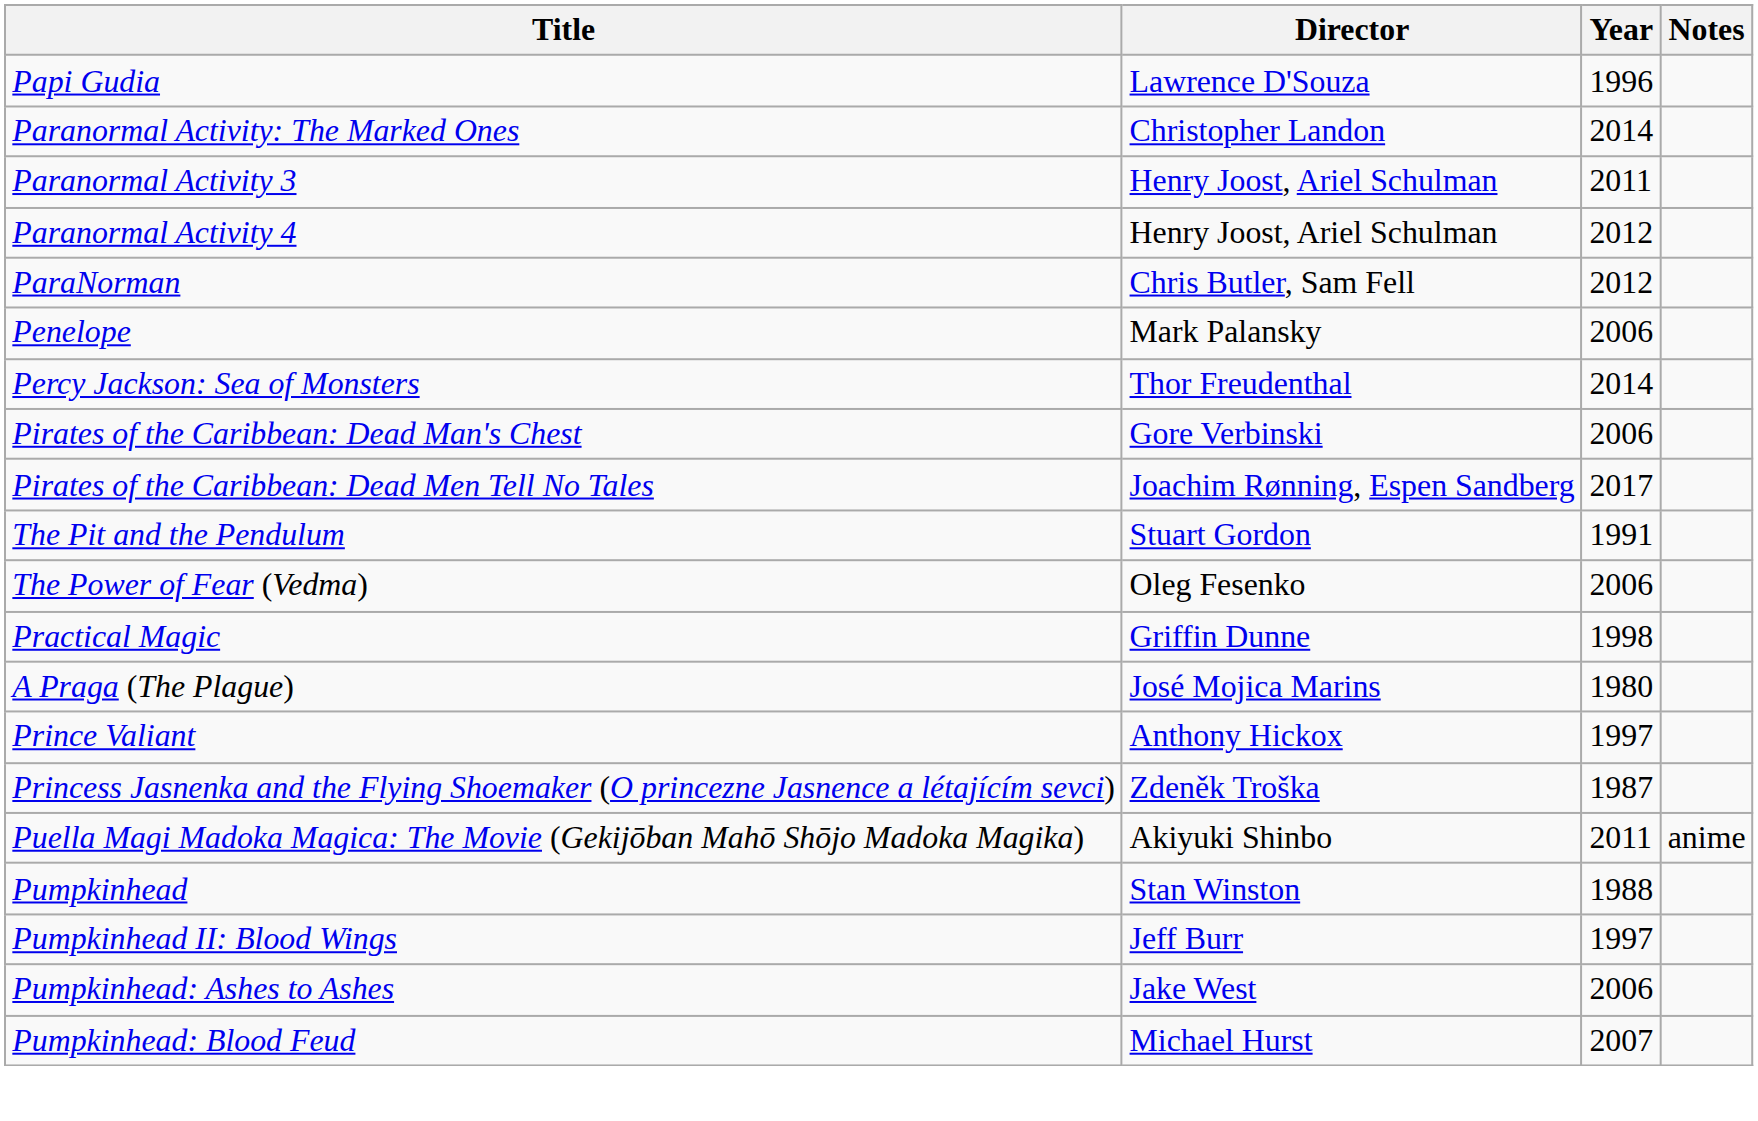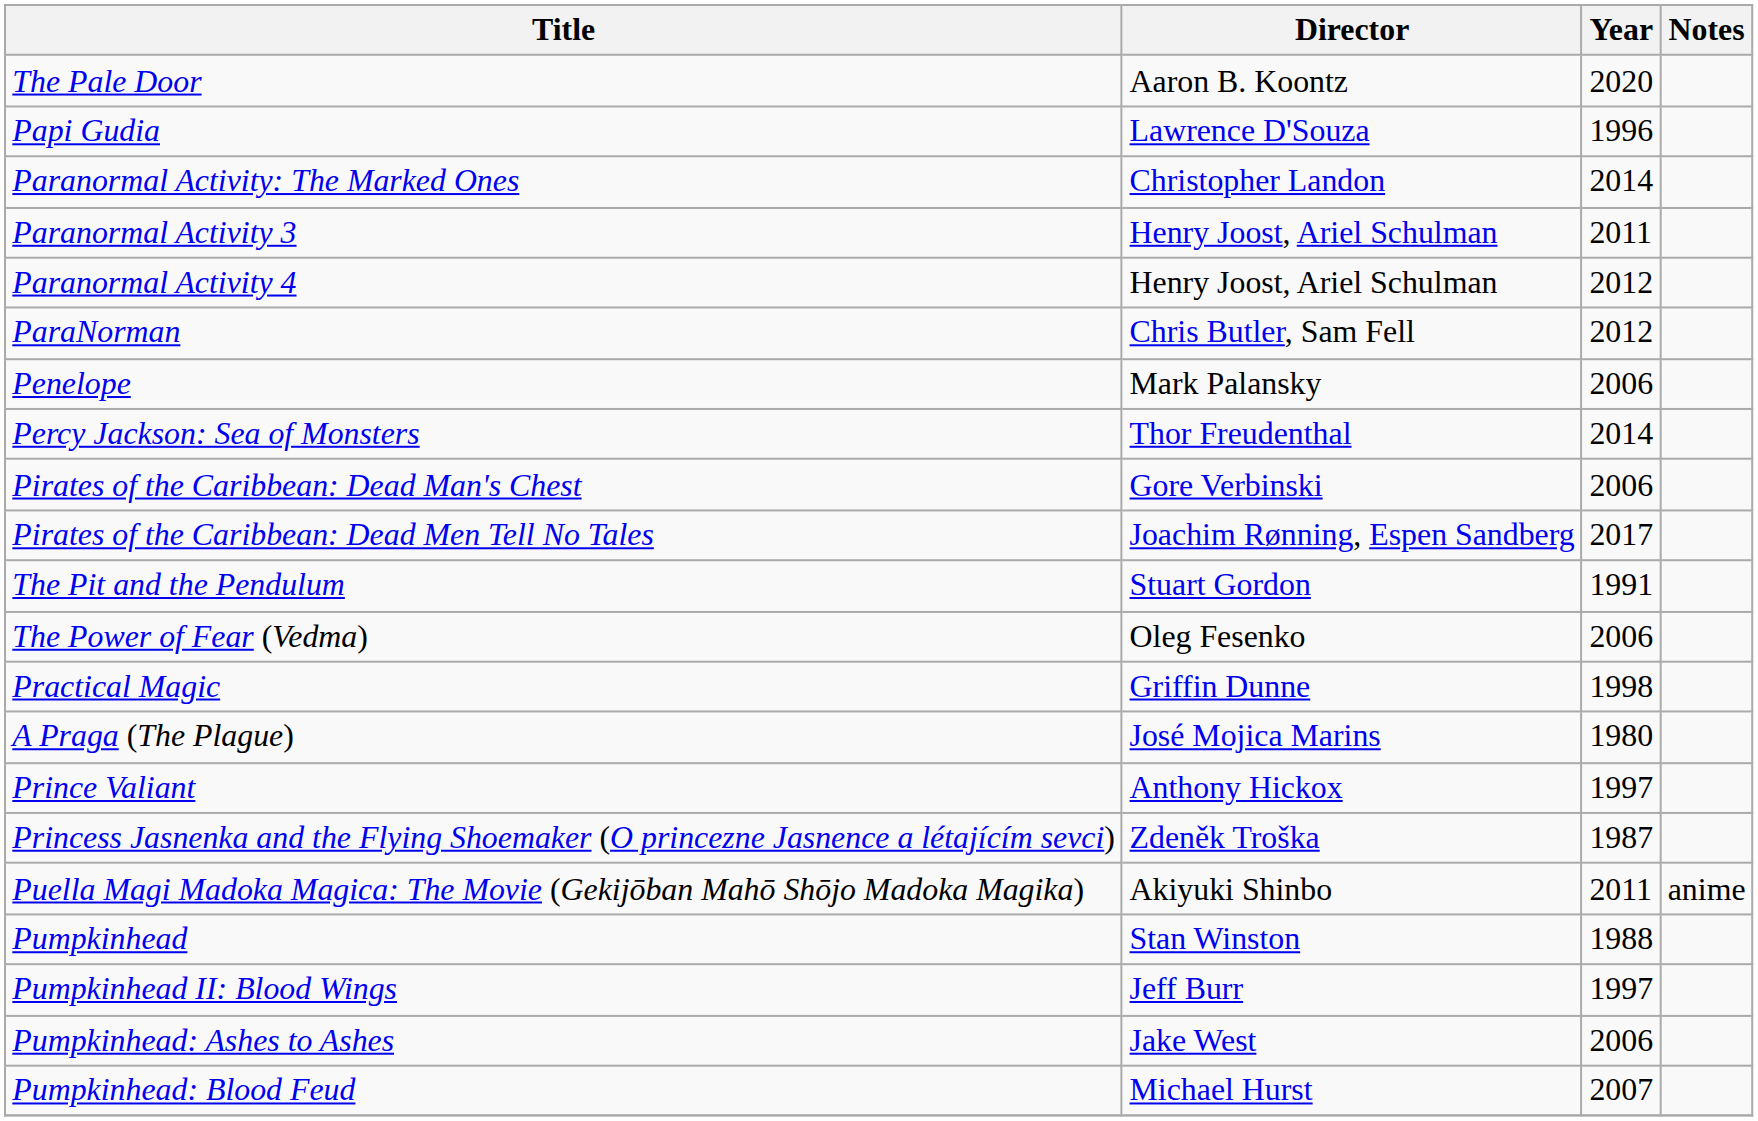+ row: (107, 80)
